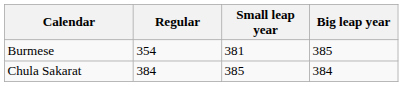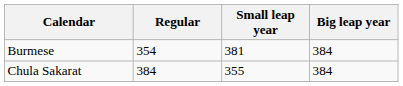(322, 50) 385 -> (322, 50) 384
(234, 71) 385 -> (234, 71) 355
